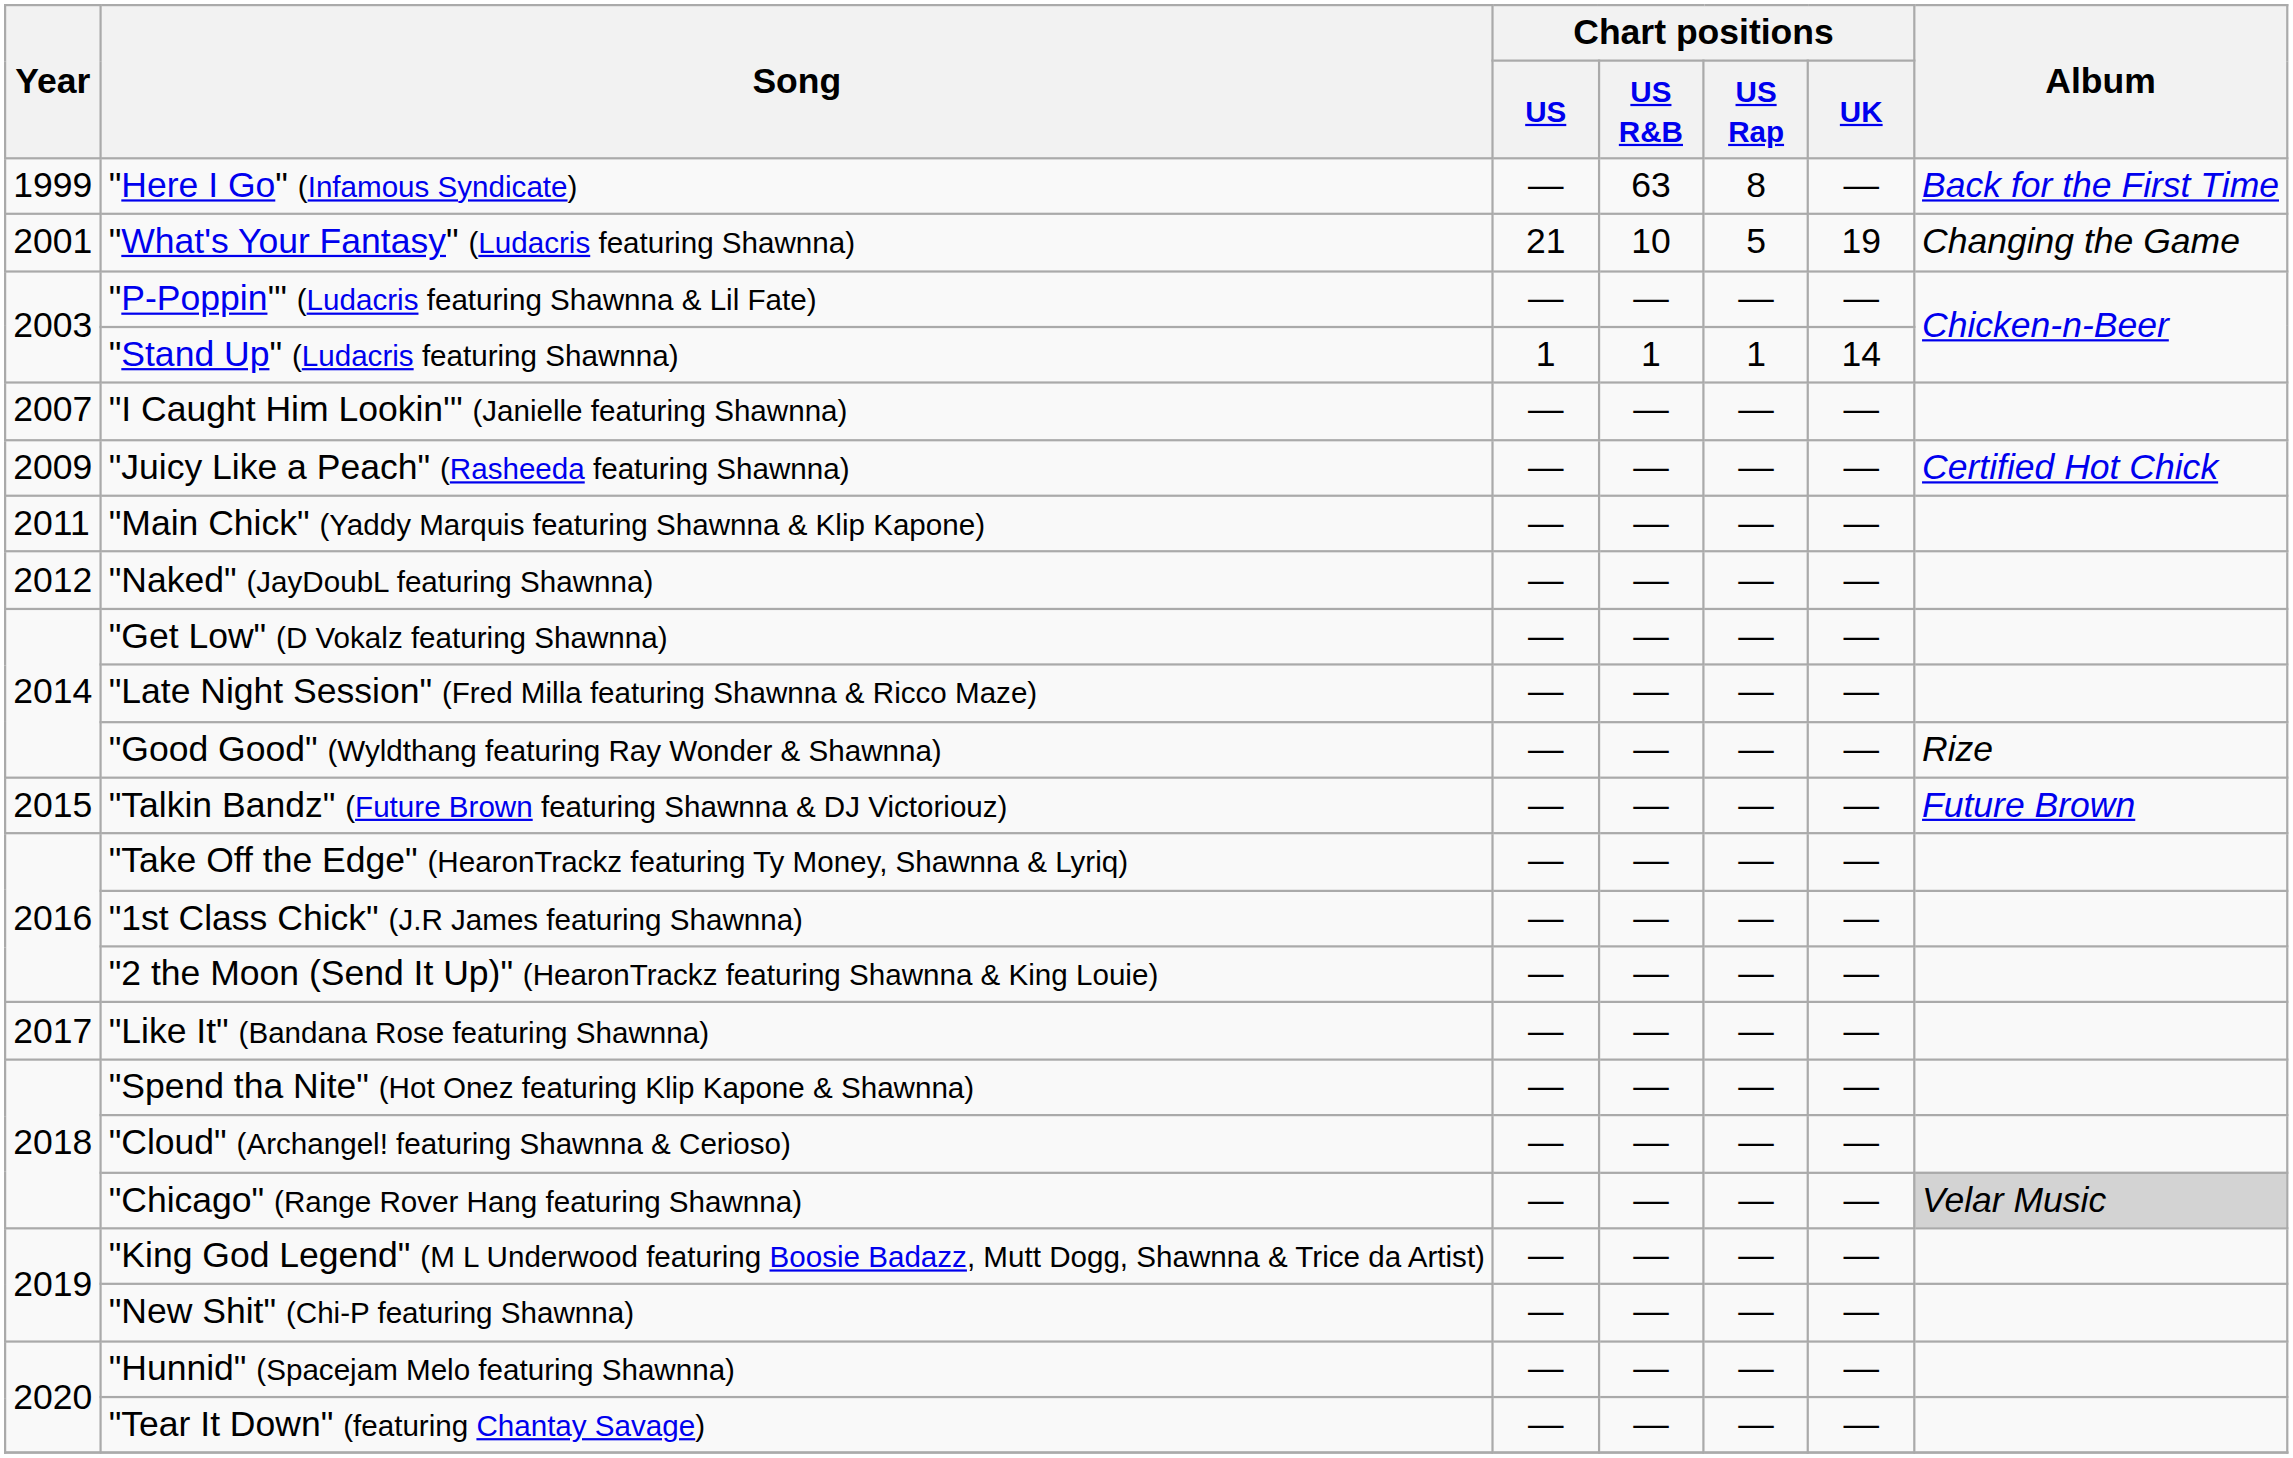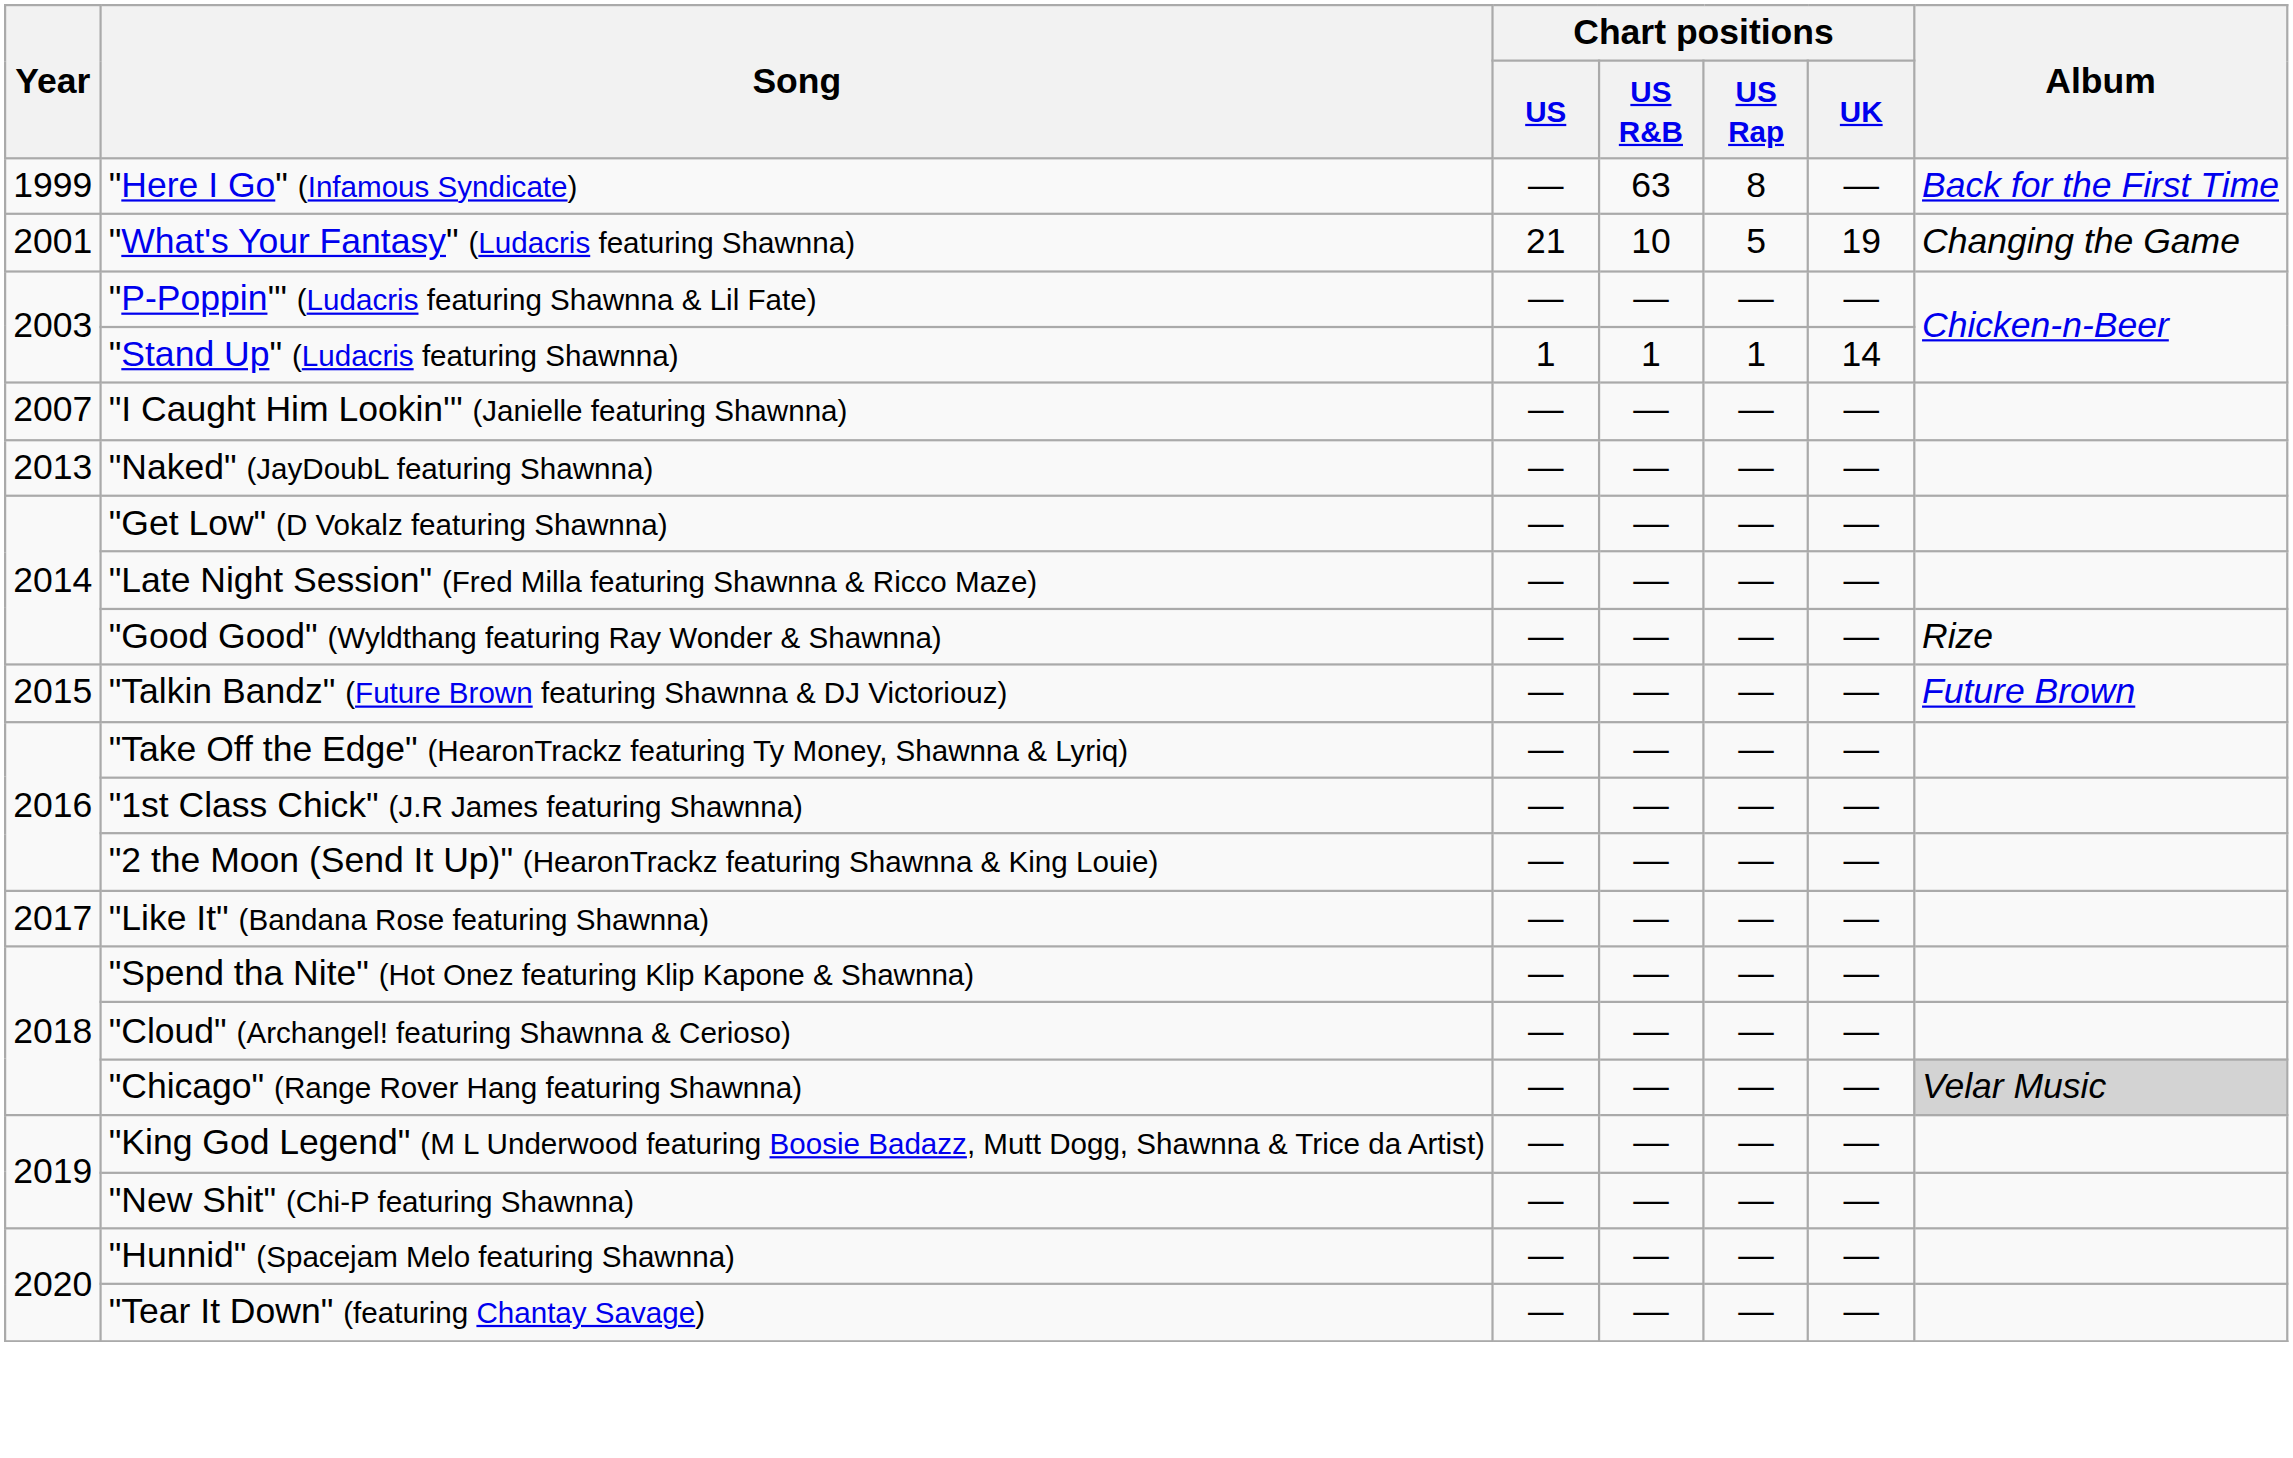- row: (479, 466)
- row: (547, 523)
(53, 579) 2012 -> (53, 466) 2013
